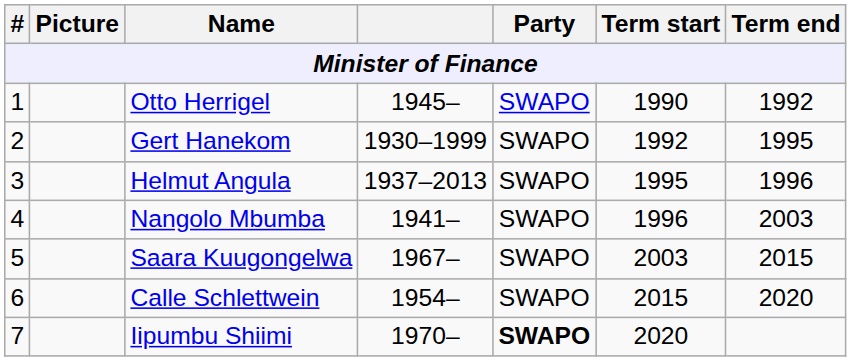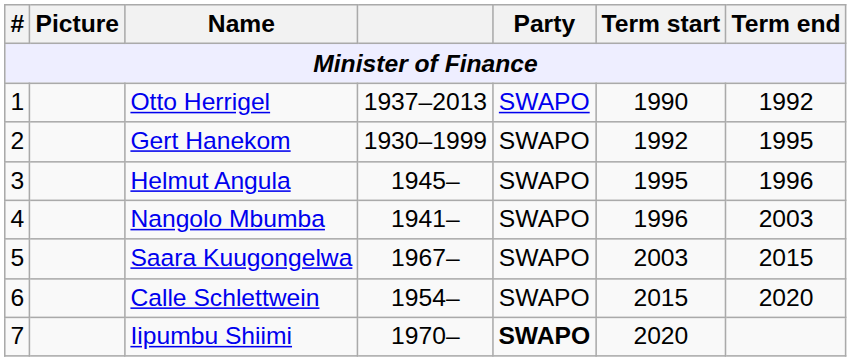(425, 102) 1945– -> (425, 102) 1937–2013
(425, 180) 1937–2013 -> (425, 180) 1945–
